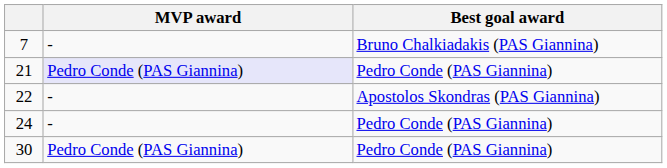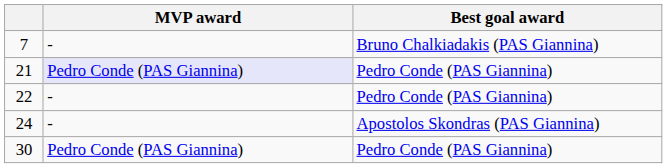(478, 96) Apostolos Skondras (PAS Giannina) -> (454, 96) Pedro Conde (PAS Giannina)
(454, 123) Pedro Conde (PAS Giannina) -> (478, 123) Apostolos Skondras (PAS Giannina)
